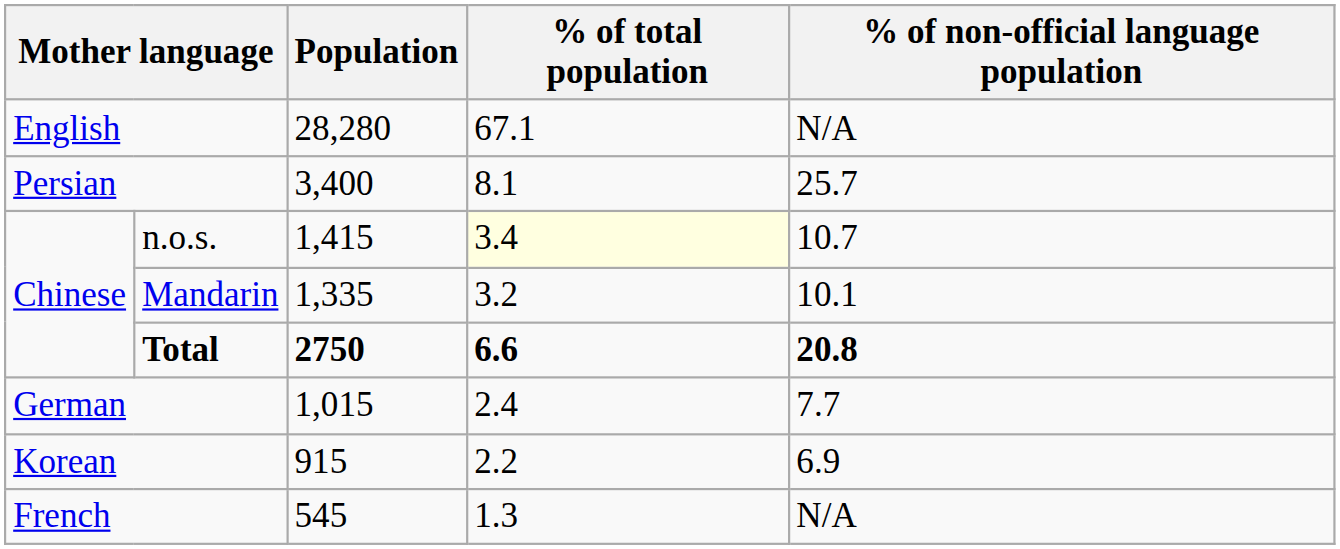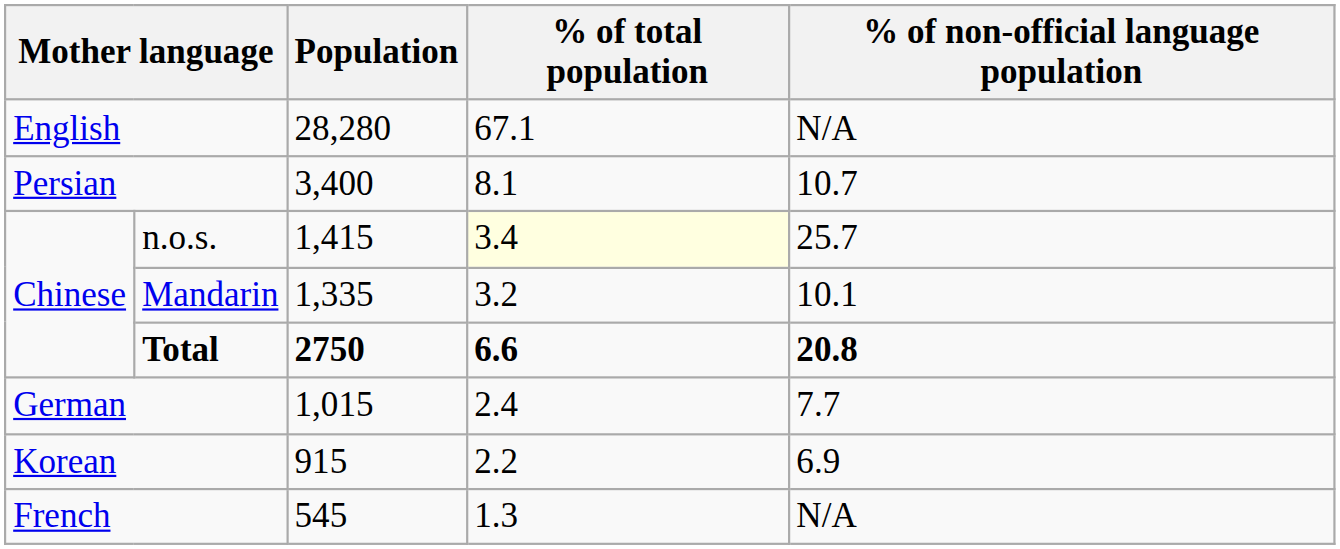(827, 182) 25.7 -> (827, 182) 10.7
(827, 238) 10.7 -> (827, 238) 25.7
